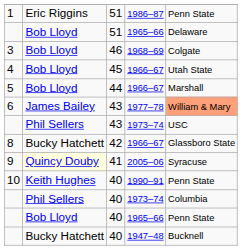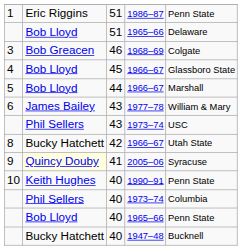(51, 50) Bob Lloyd -> (60, 50) Bob Greacen
(190, 69) Utah State -> (202, 69) Glassboro State
(199, 106) lightsalmon background -> (199, 106) no background
(202, 143) Glassboro State -> (190, 143) Utah State
